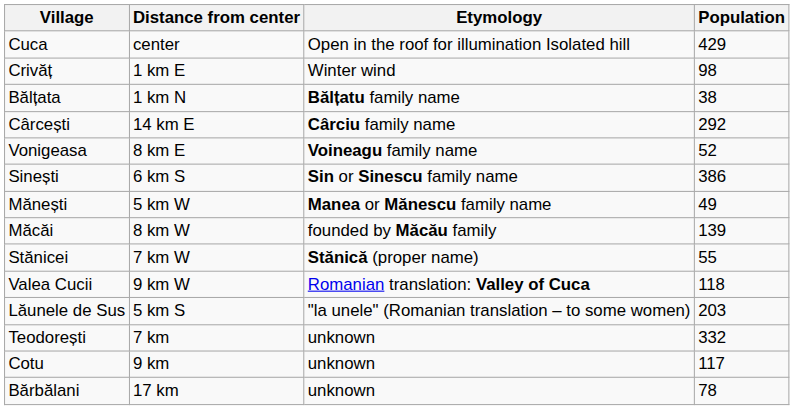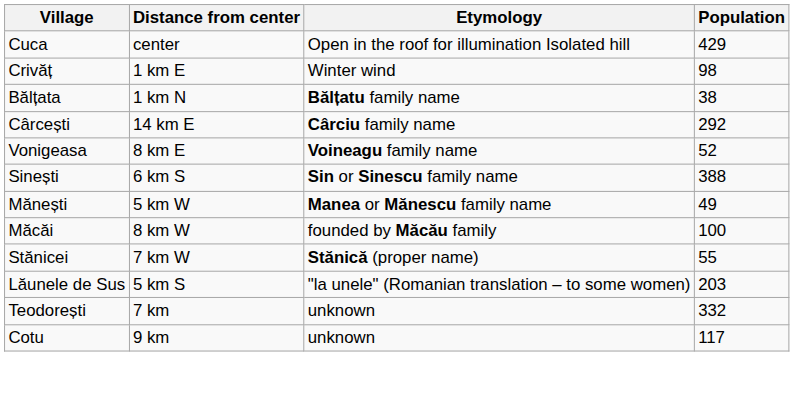(712, 177) 386 -> (712, 177) 388
(712, 230) 139 -> (712, 230) 100
- row: (50, 284)
- row: (44, 390)
